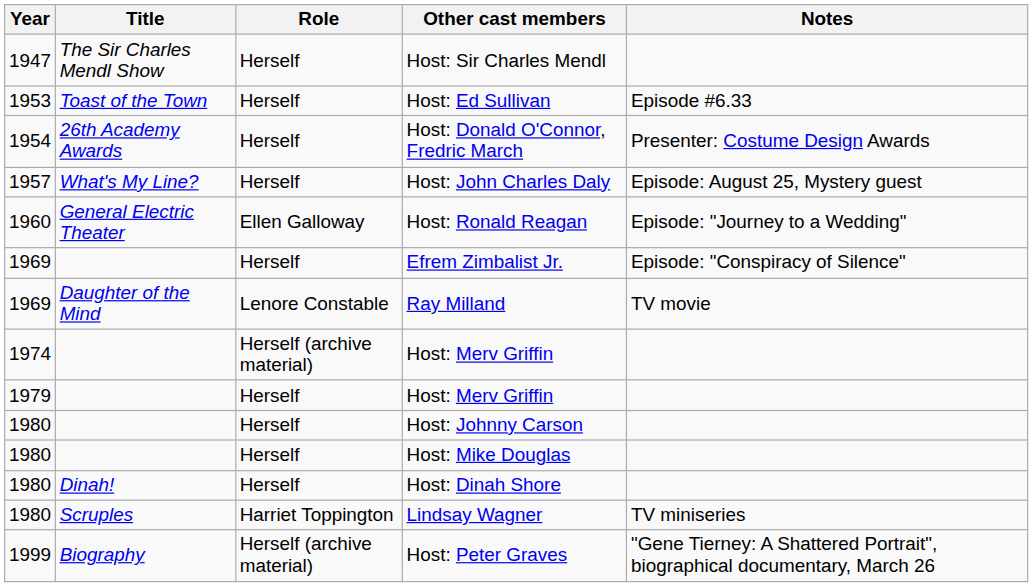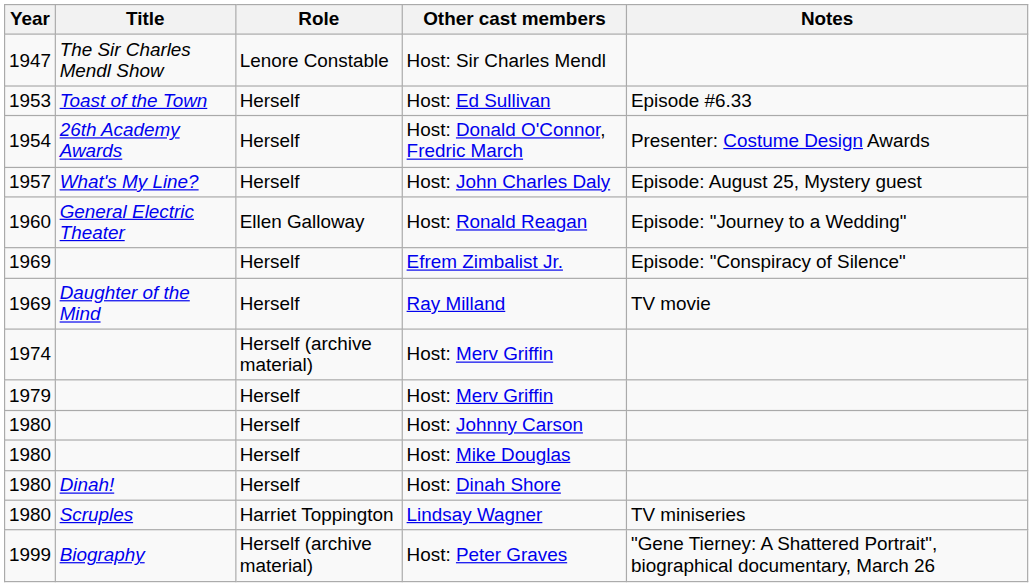(270, 60) Herself -> (314, 60) Lenore Constable
(314, 303) Lenore Constable -> (270, 303) Herself
